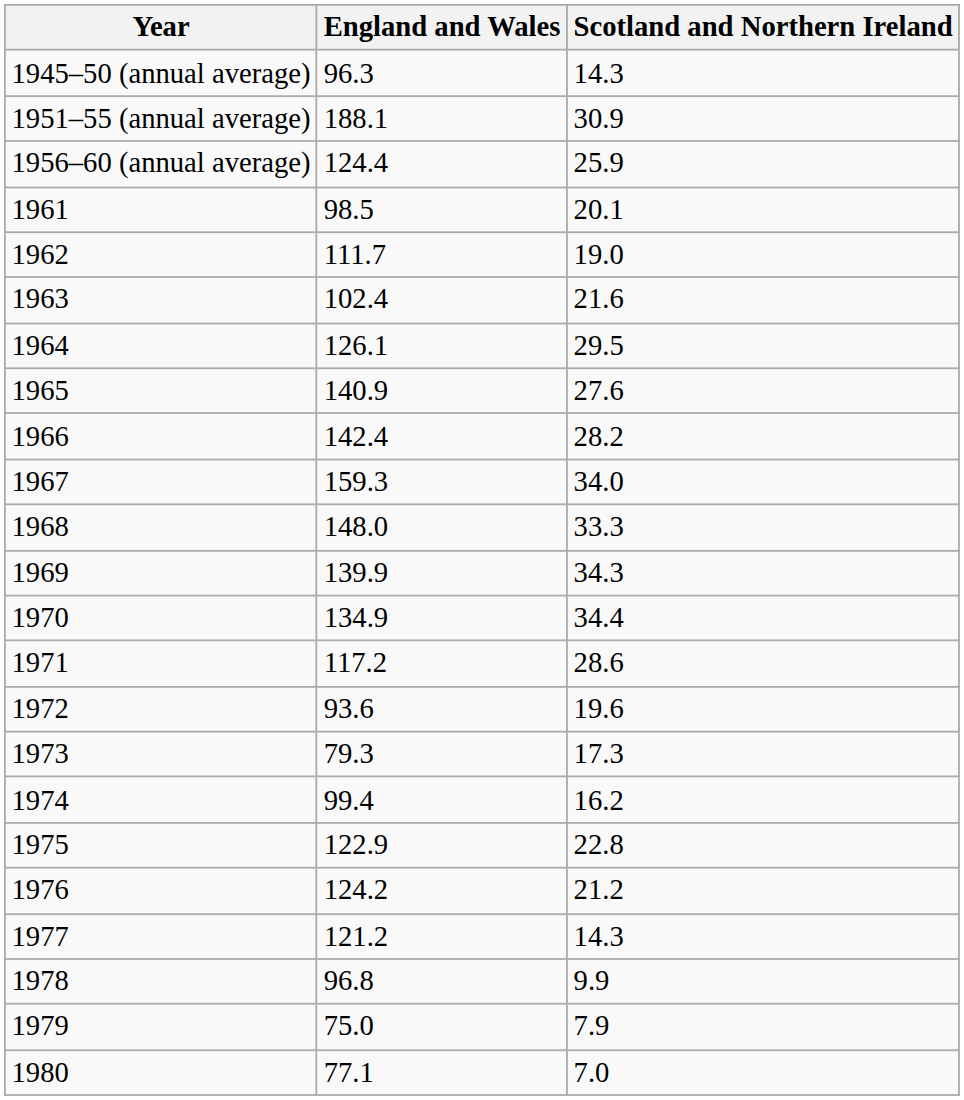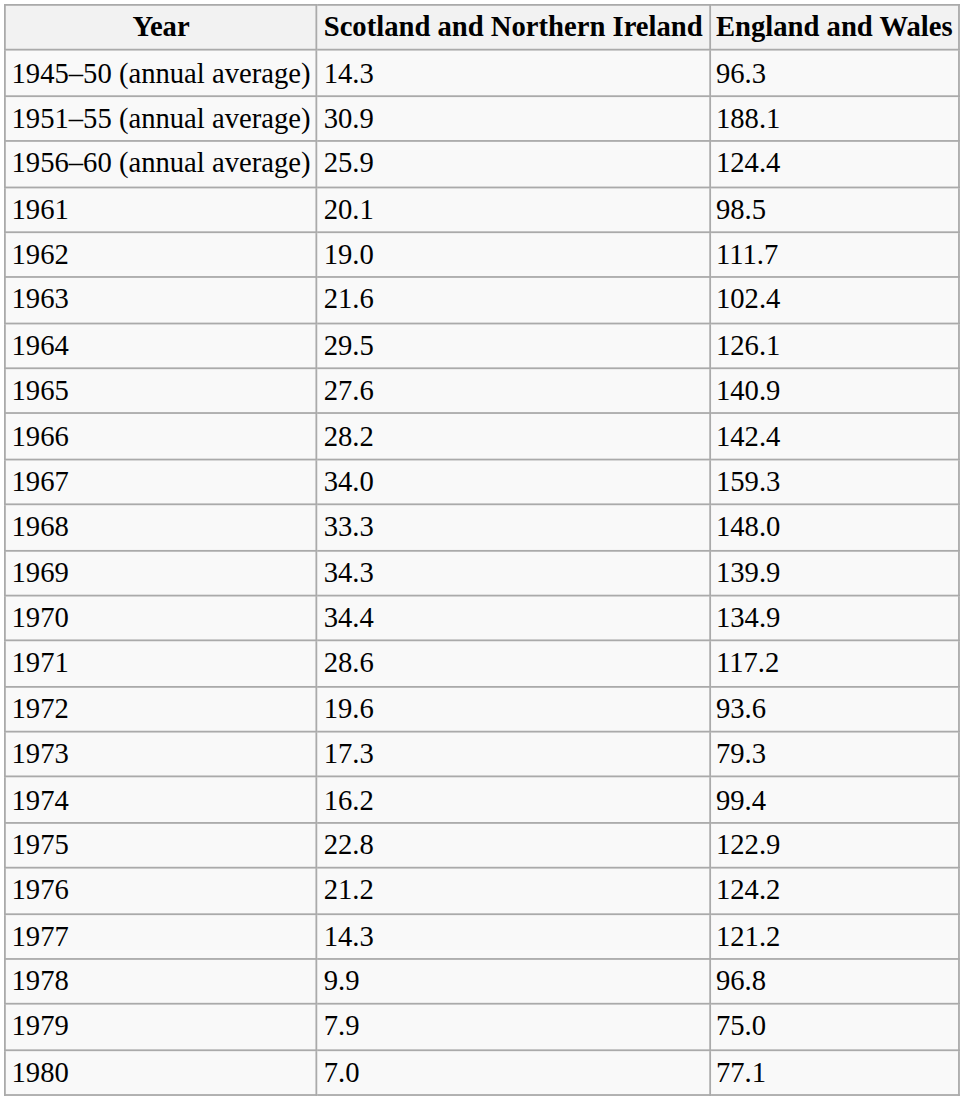columns swapped: (442, 27) <-> (763, 27)
